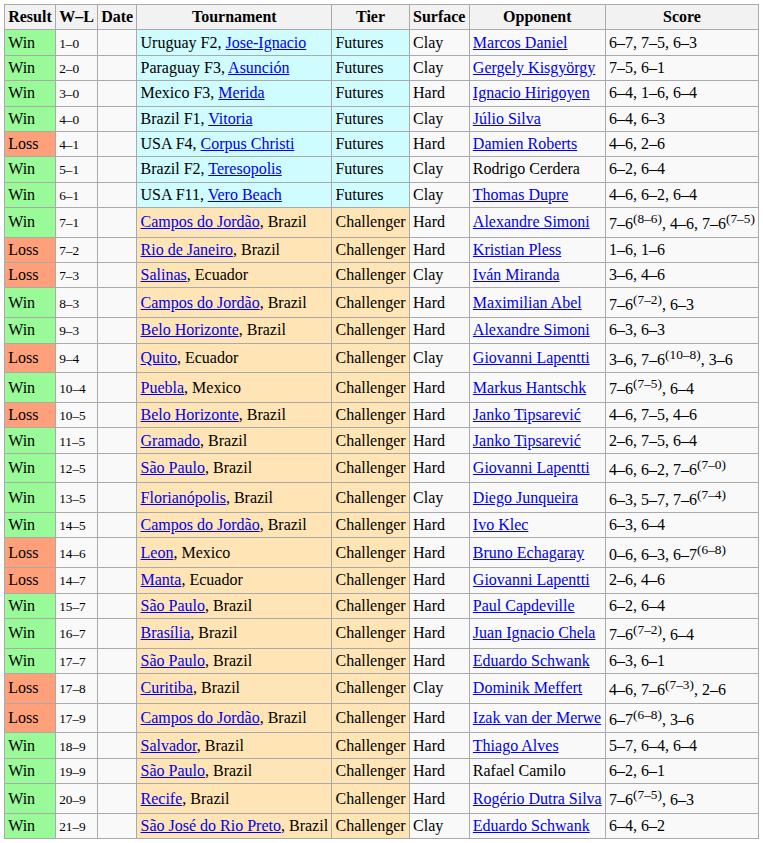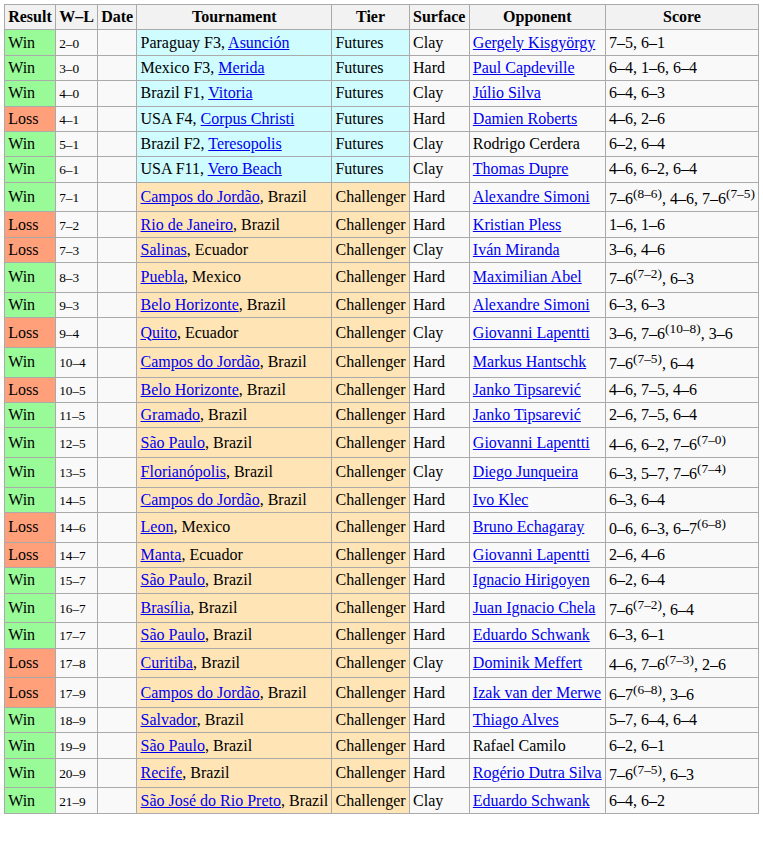- row: (69, 43)
(531, 93) Ignacio Hirigoyen -> (524, 67) Paul Capdeville
(224, 302) Campos do Jordão, Brazil -> (191, 277) Puebla, Mexico
(191, 387) Puebla, Mexico -> (224, 362) Campos do Jordão, Brazil
(524, 605) Paul Capdeville -> (531, 580) Ignacio Hirigoyen
